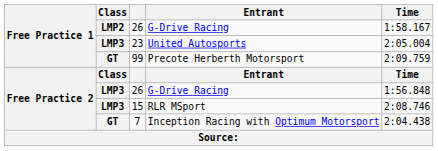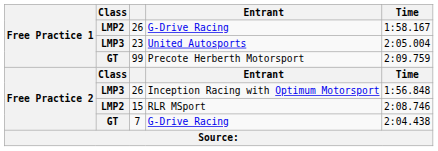(188, 91) G-Drive Racing -> (264, 91) Inception Racing with Optimum Motorsport
(113, 106) LMP3 -> (113, 106) LMP2
(264, 122) Inception Racing with Optimum Motorsport -> (188, 122) G-Drive Racing
